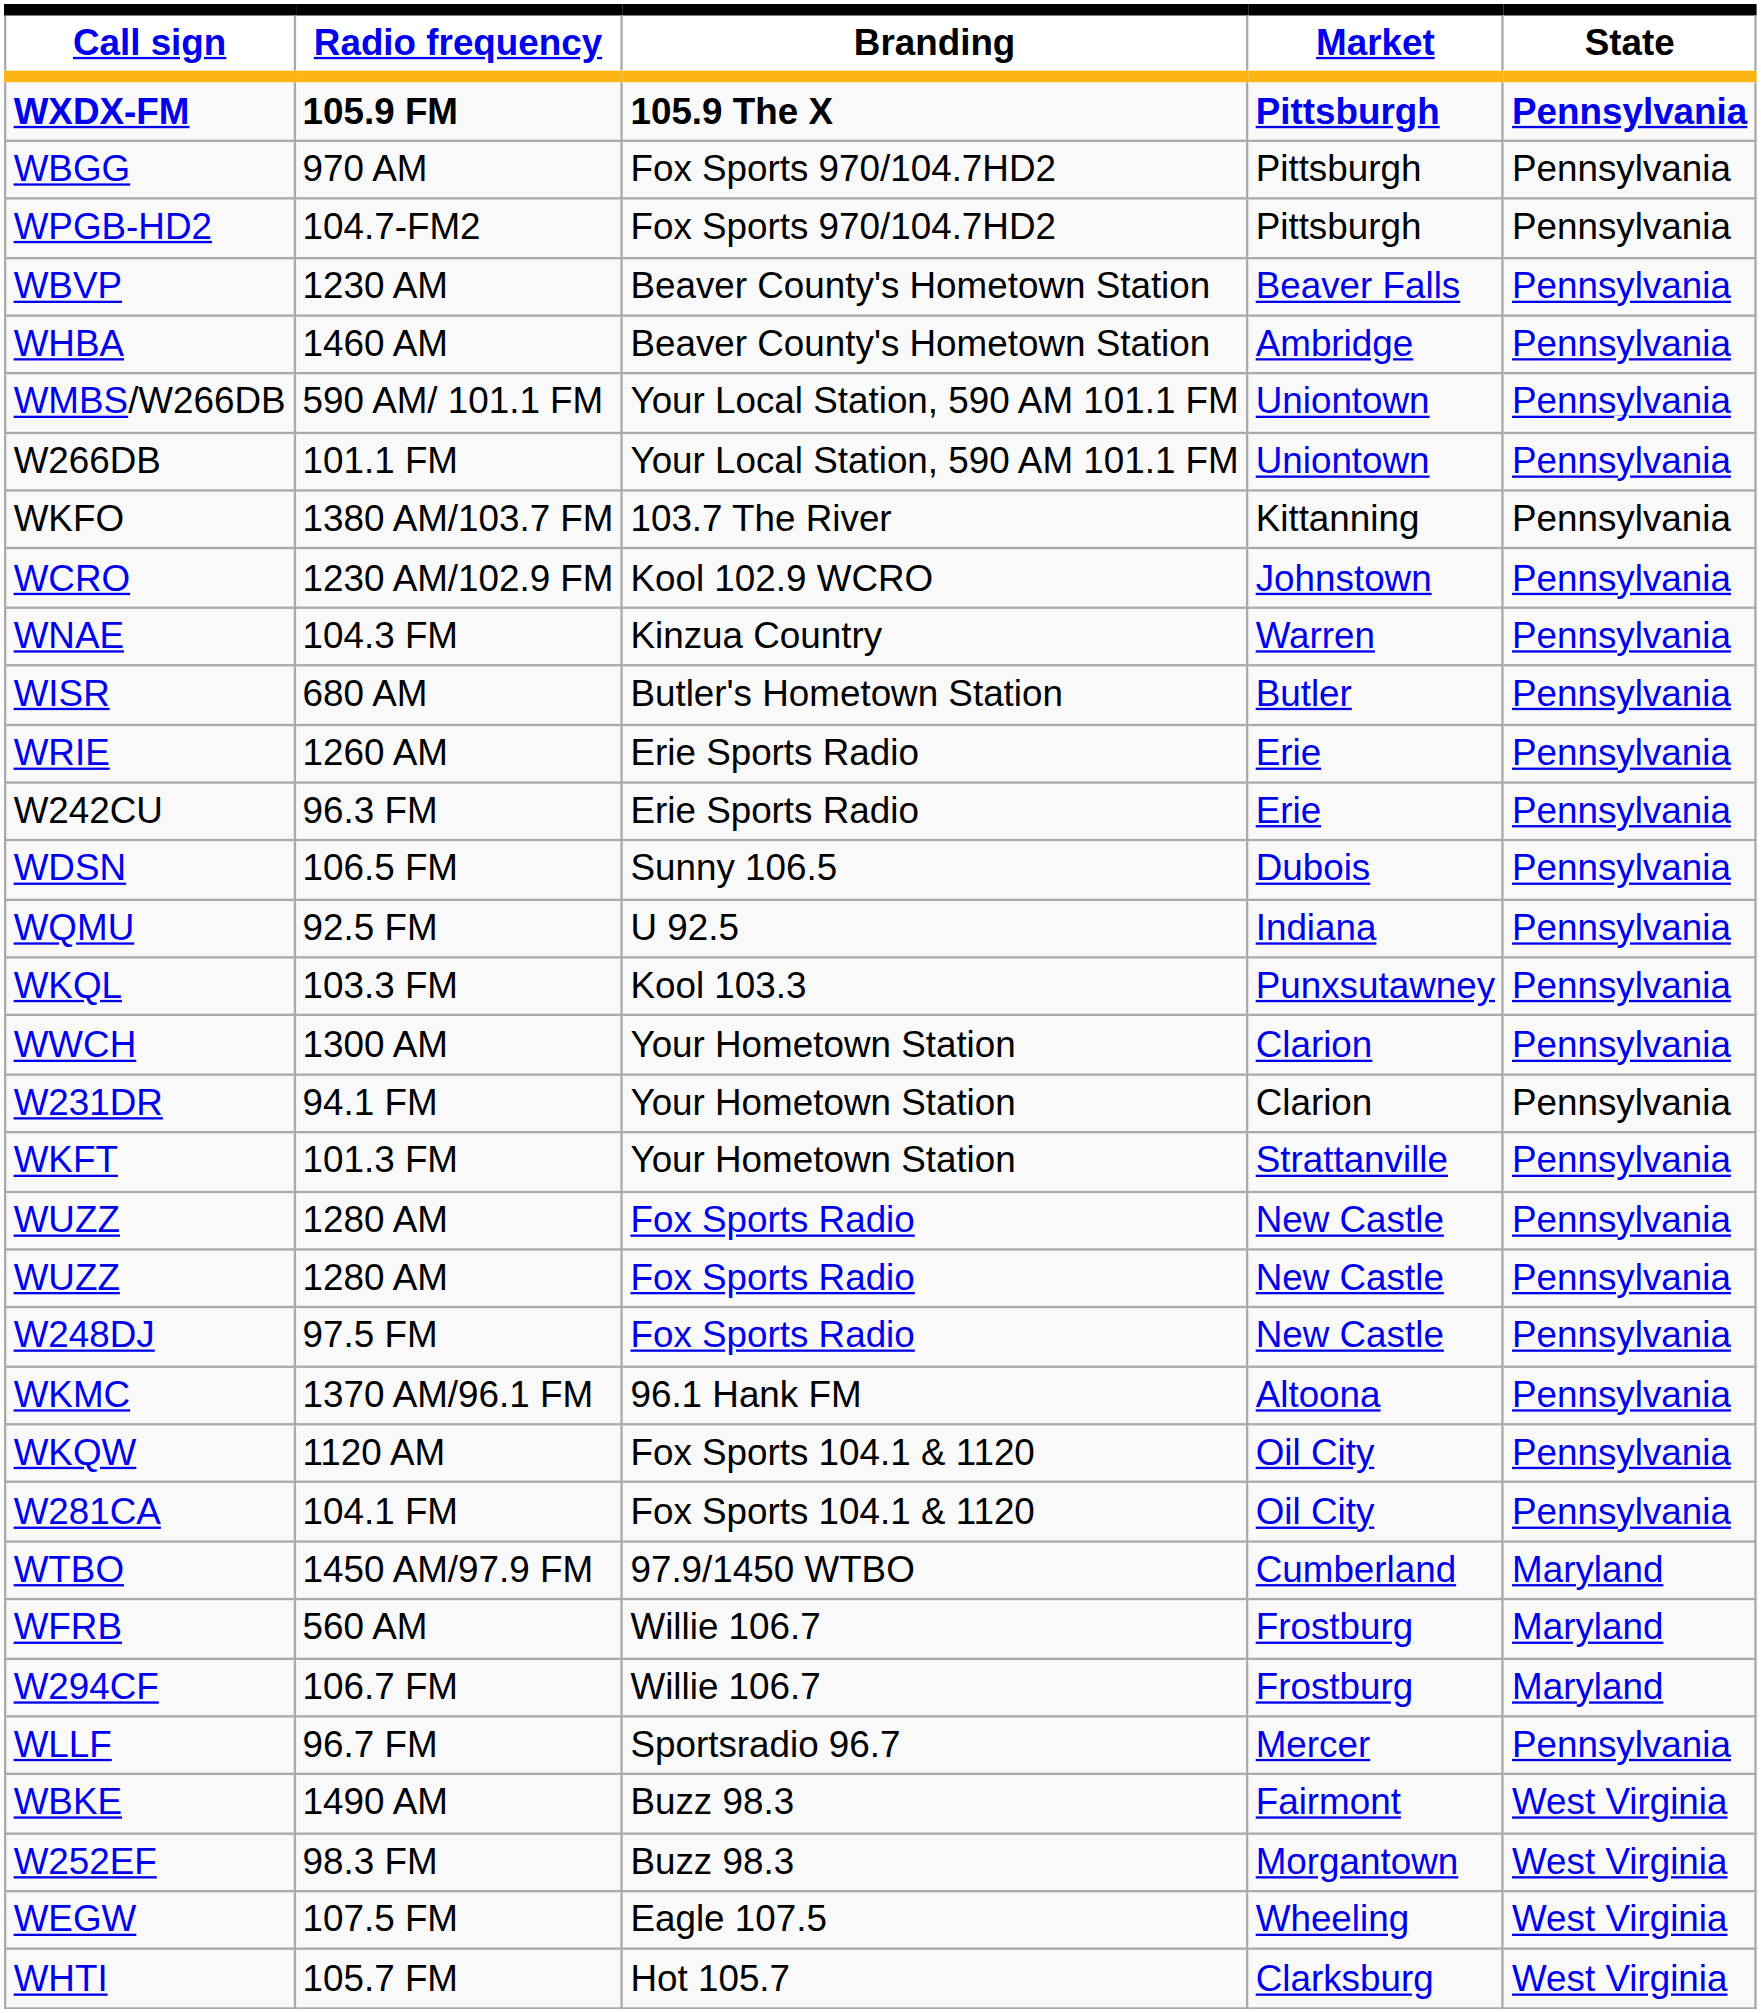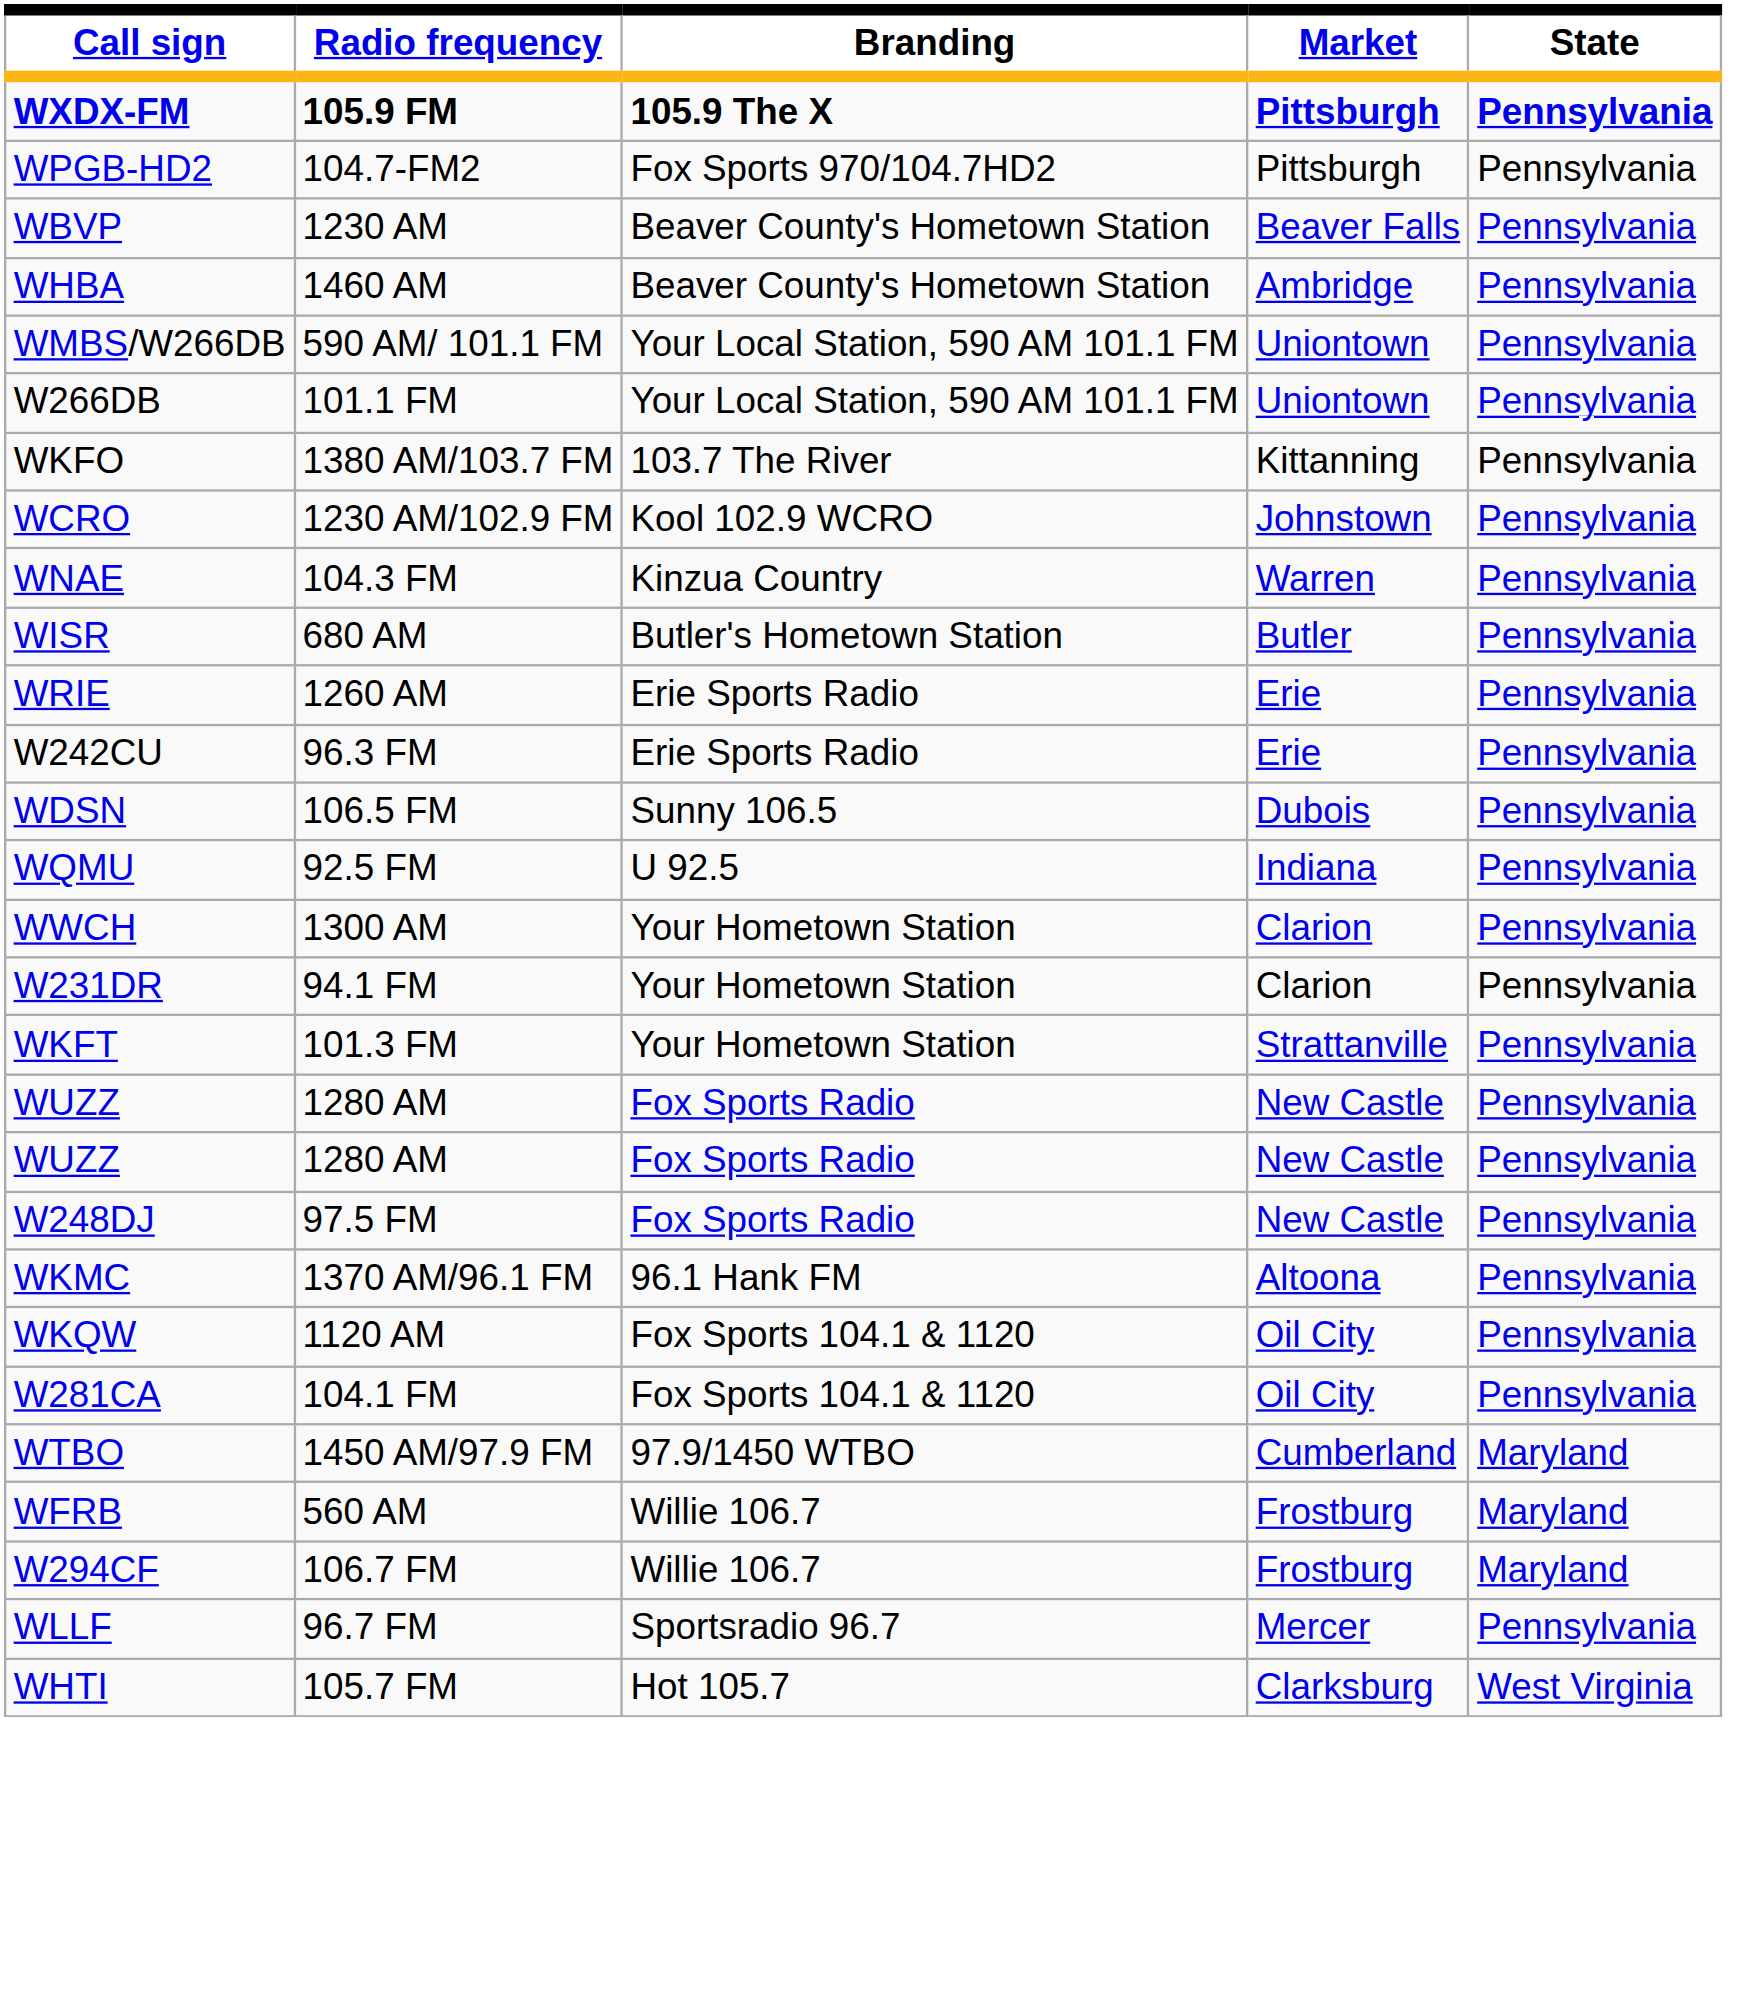- row: (72, 168)
- row: (68, 985)
- row: (68, 1802)
- row: (85, 1861)
- row: (75, 1919)
